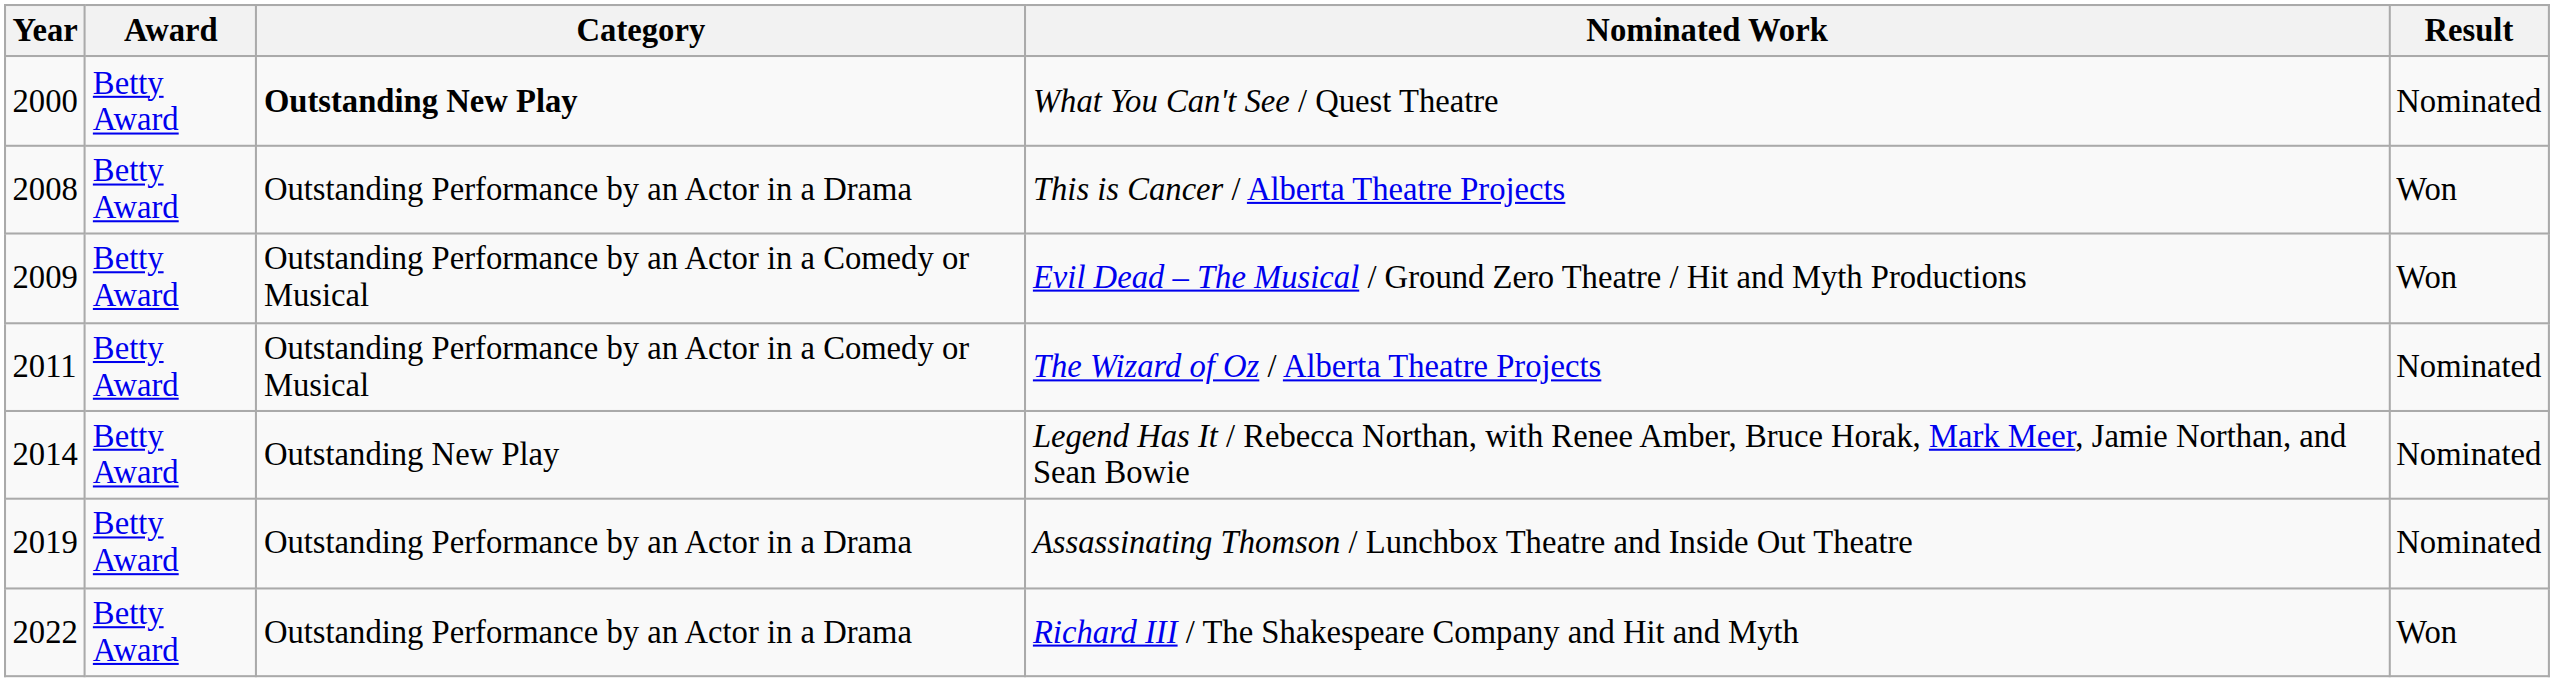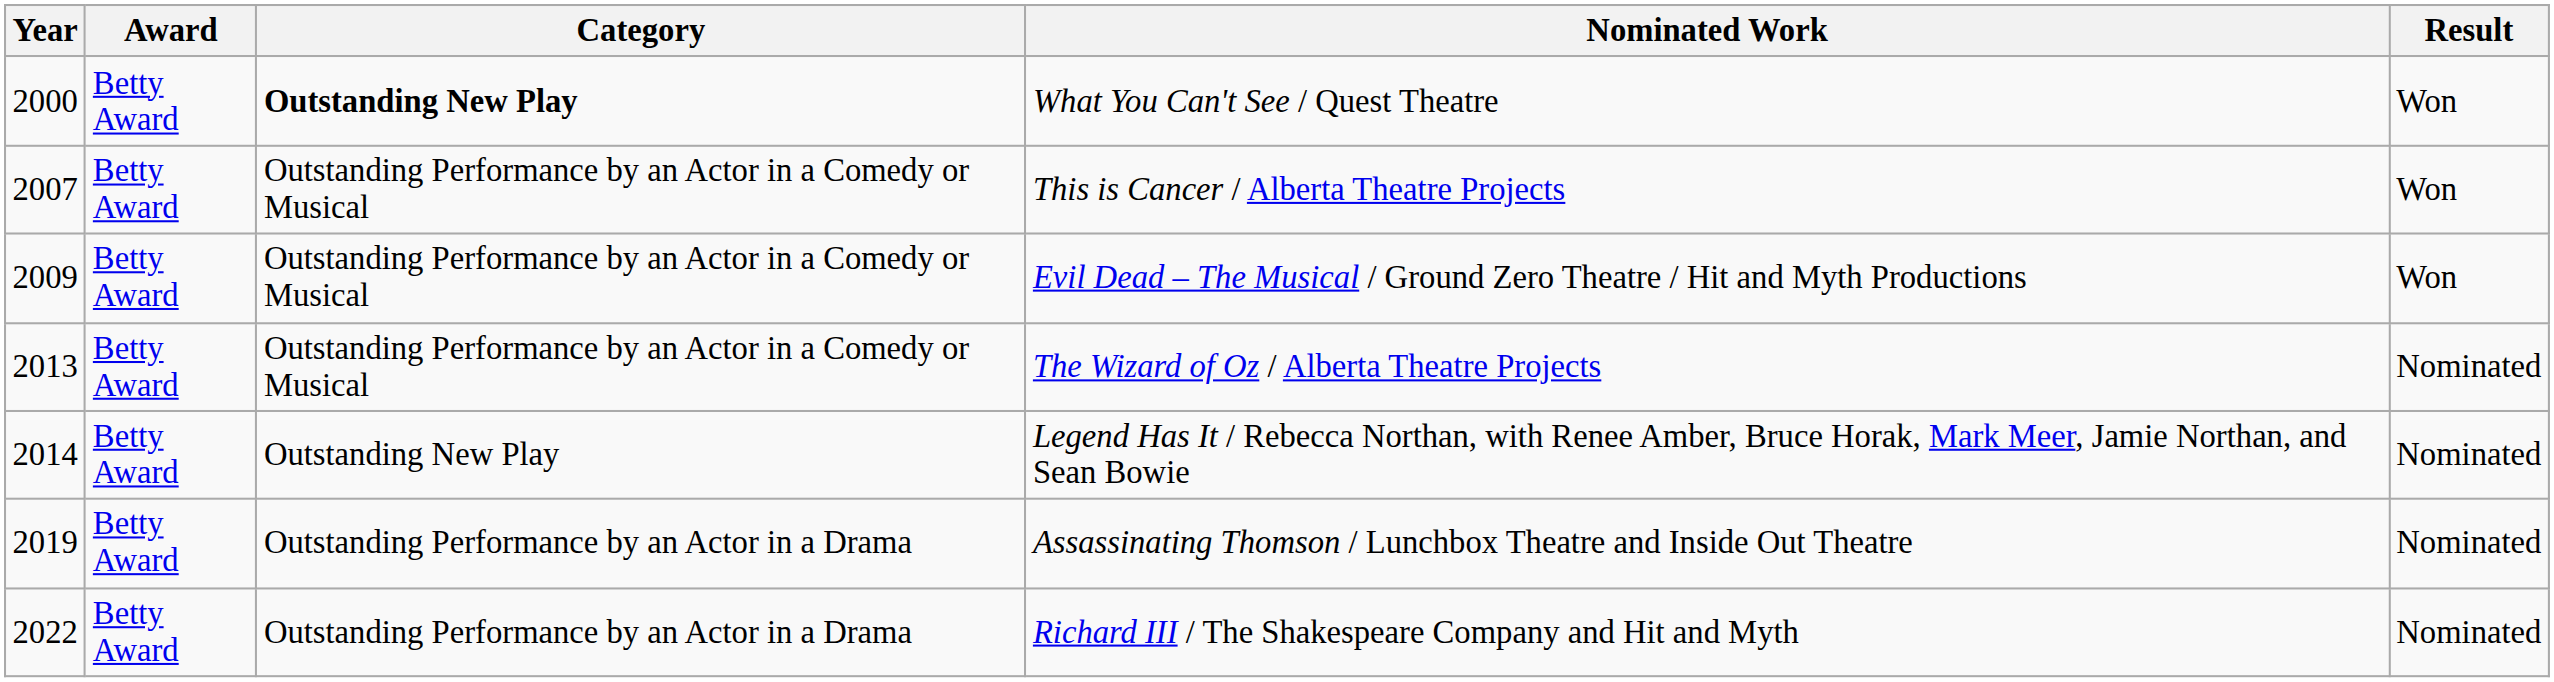(2469, 100) Nominated -> (2427, 100) Won
(45, 188) 2008 -> (45, 188) 2007
(588, 188) Outstanding Performance by an Actor in a Drama -> (616, 188) Outstanding Performance by an Actor in a Comedy or Musical
(45, 365) 2011 -> (45, 365) 2013
(2427, 631) Won -> (2469, 631) Nominated
